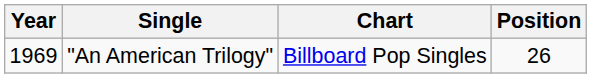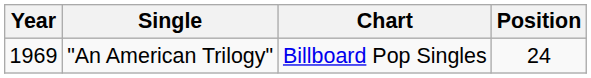(539, 55) 26 -> (539, 55) 24
